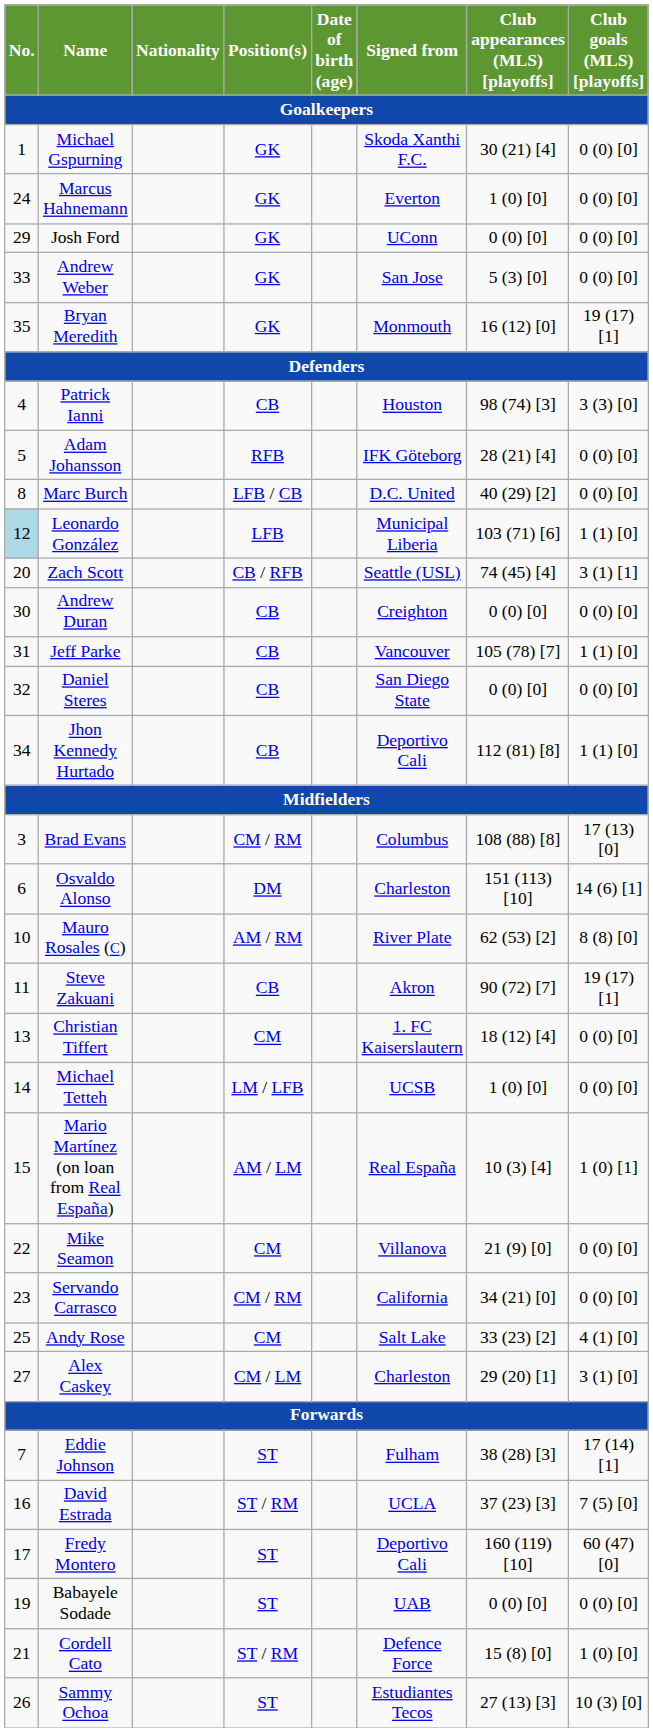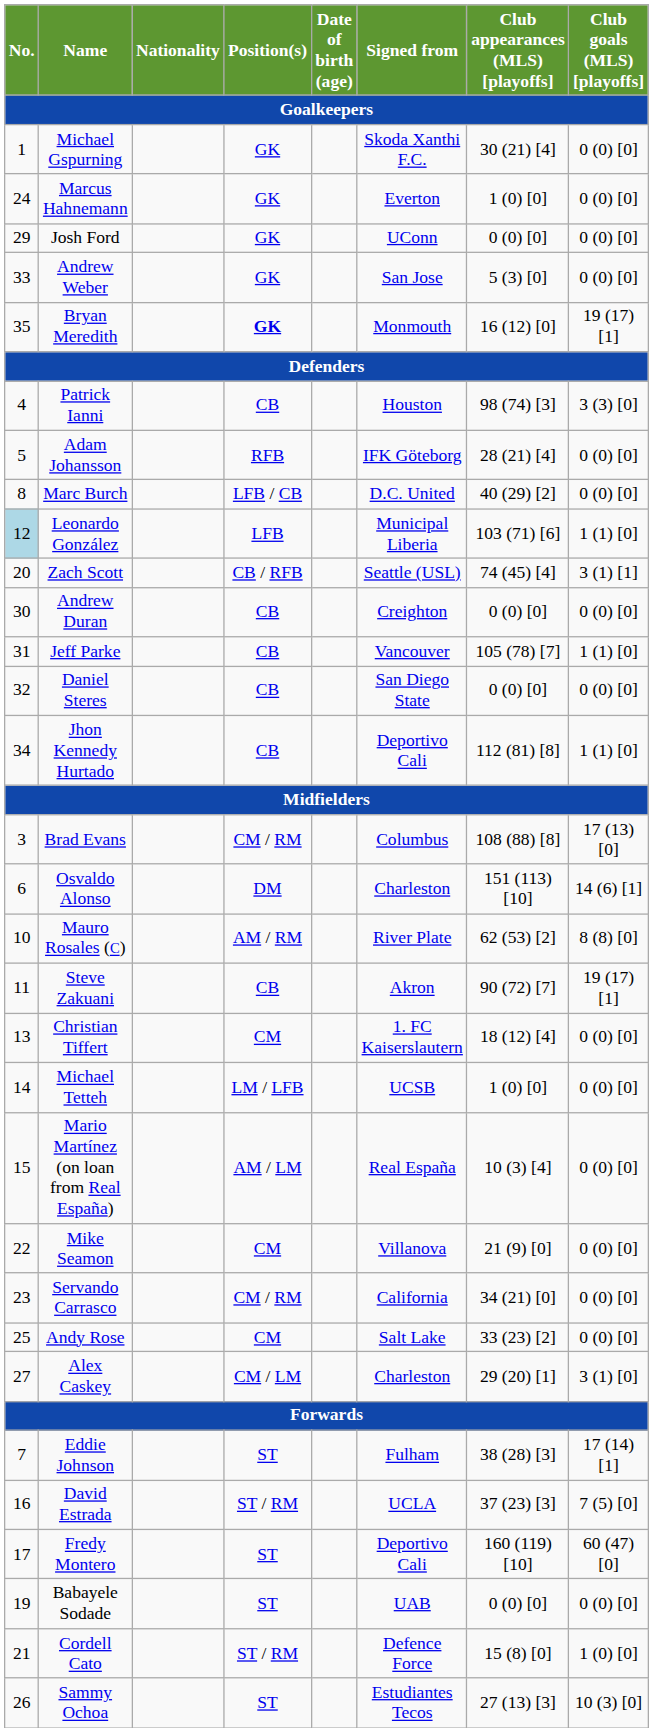(268, 326) normal -> (268, 326) bold
(609, 1167) 1 (0) [1] -> (609, 1167) 0 (0) [0]
(609, 1336) 4 (1) [0] -> (609, 1336) 0 (0) [0]
